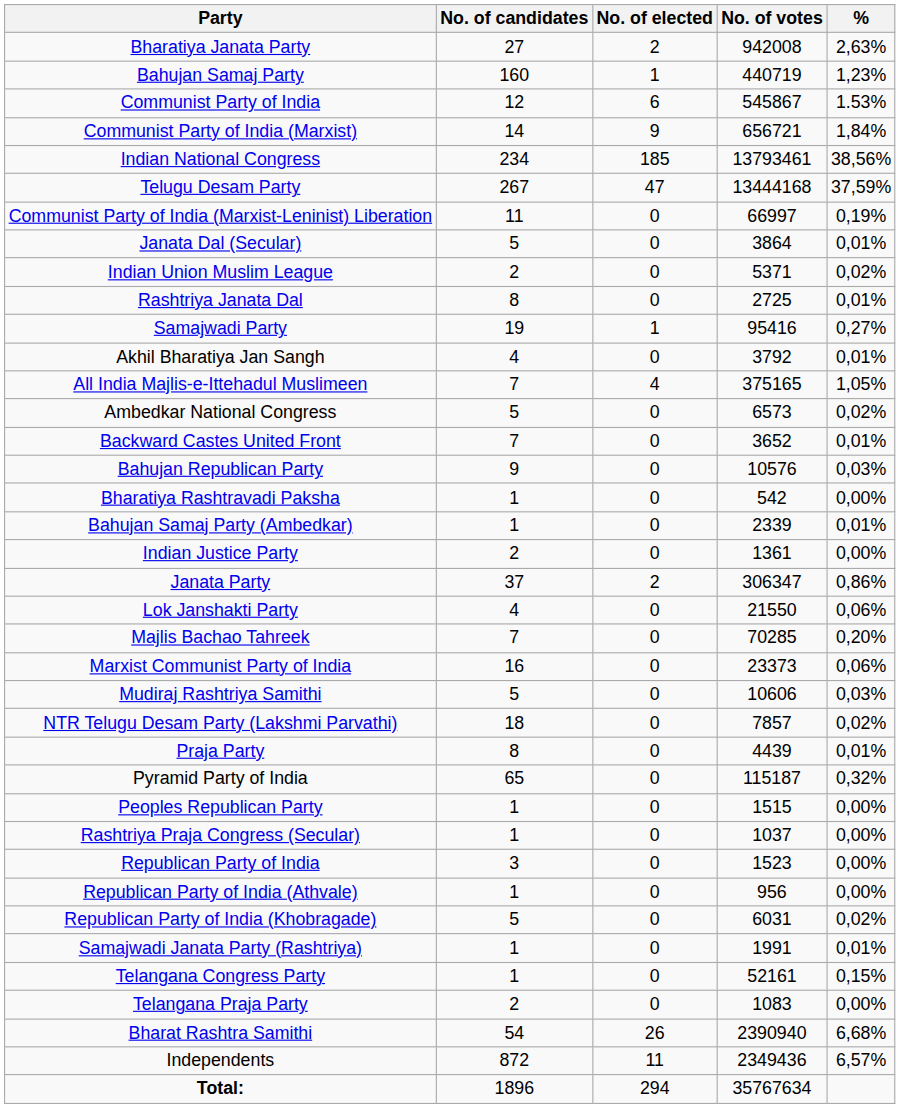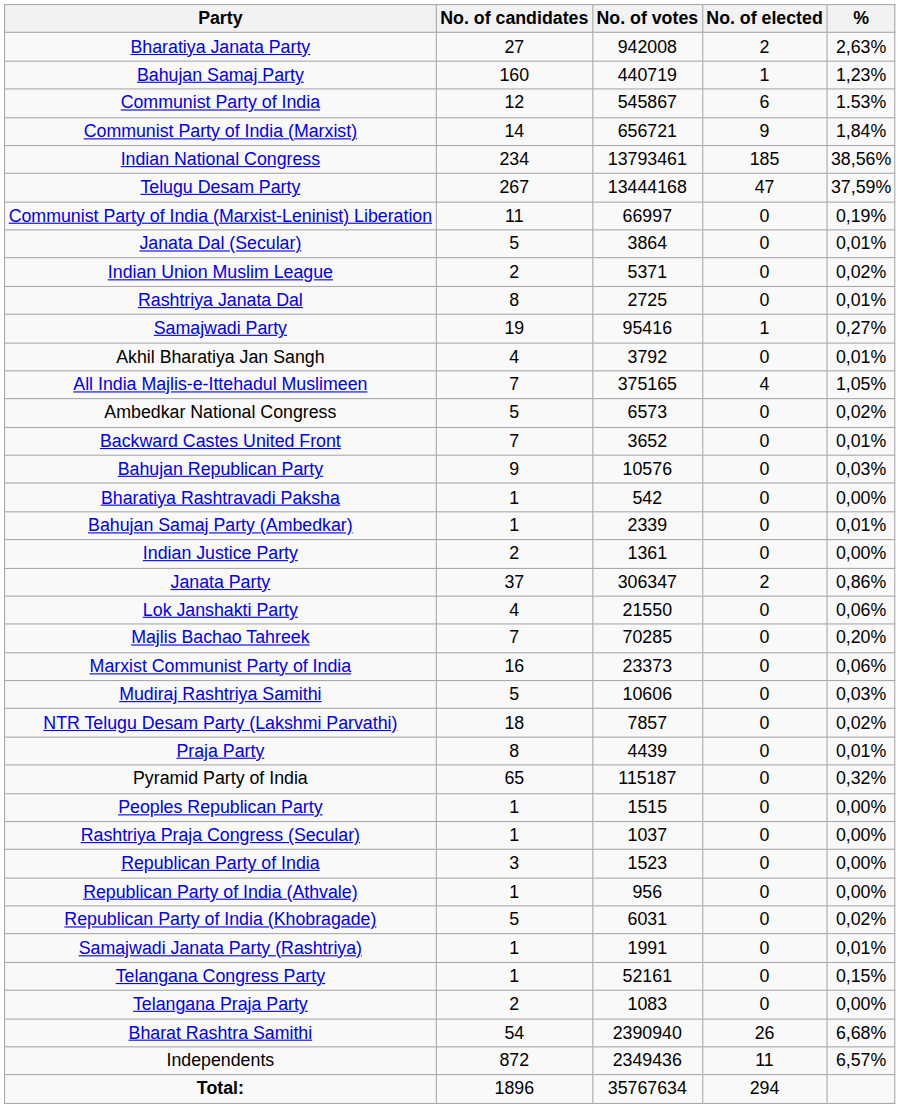columns swapped: (655, 18) <-> (772, 18)
